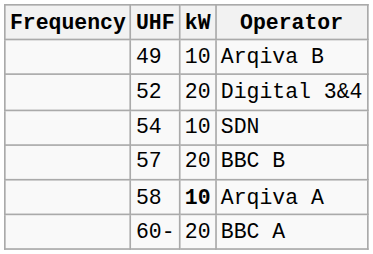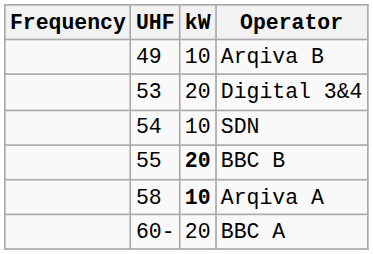(149, 92) 52 -> (149, 92) 53
(149, 162) 57 -> (149, 162) 55
(198, 162) normal -> (198, 162) bold
